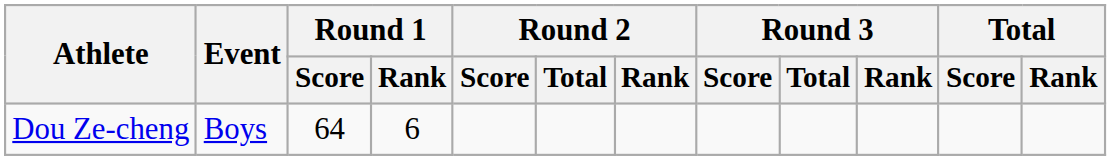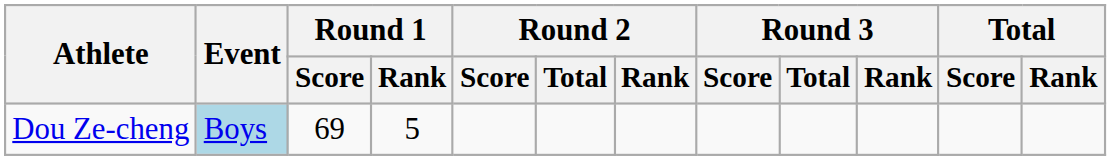(235, 129) no background -> (235, 129) lightblue background
(330, 129) 64 -> (330, 129) 69
(412, 129) 6 -> (412, 129) 5
